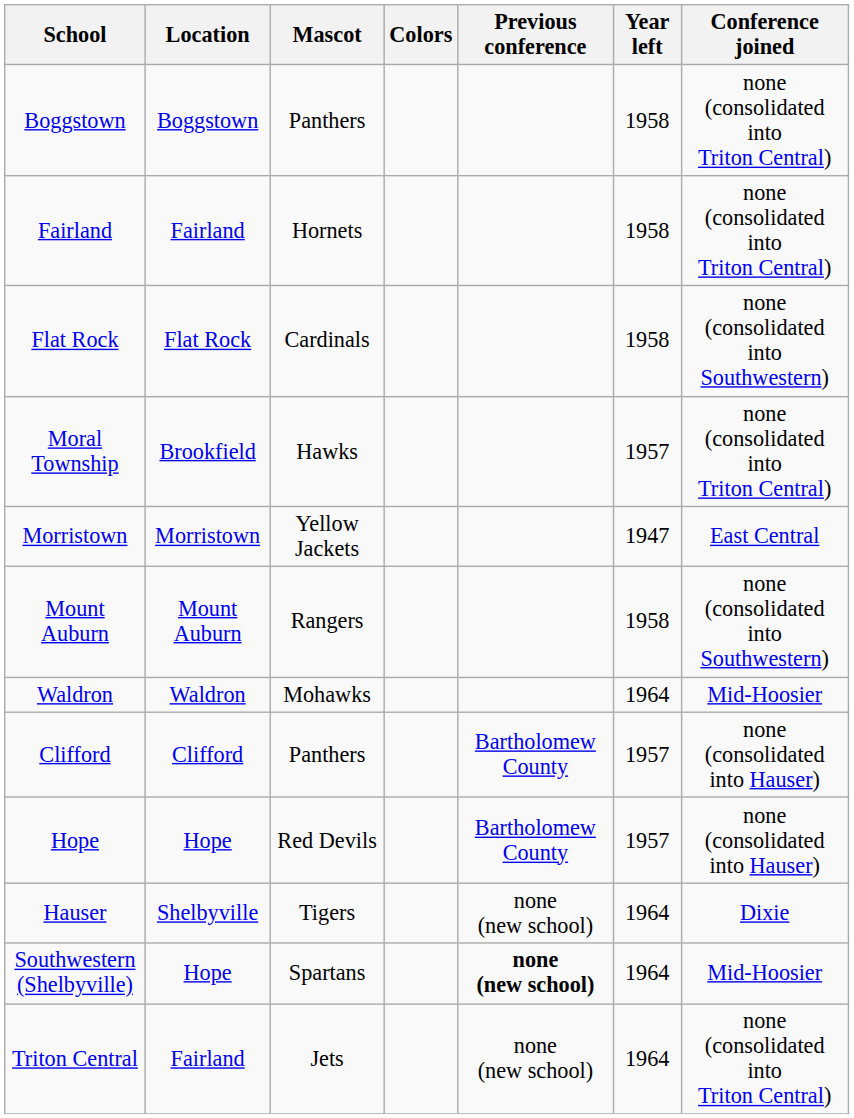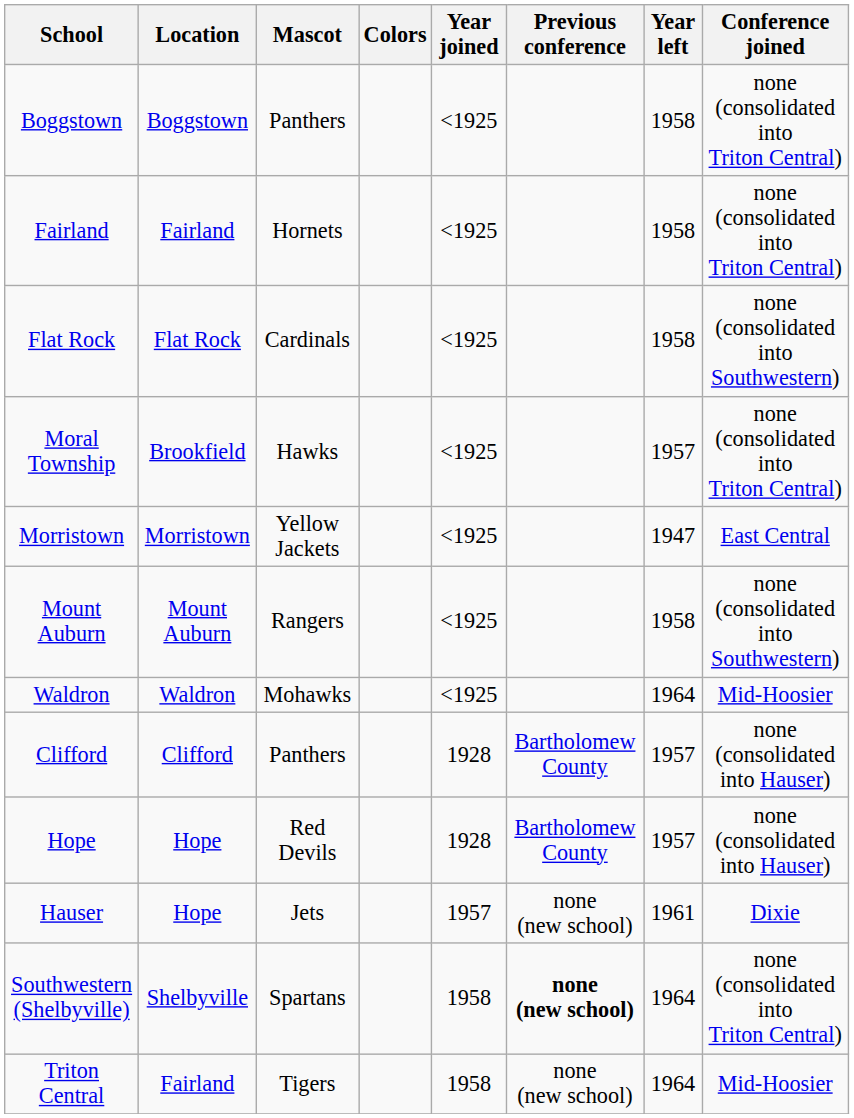+ column: (469, 34)
(208, 912) Shelbyville -> (197, 912) Hope
(327, 912) Tigers -> (307, 912) Jets
(647, 912) 1964 -> (673, 912) 1961
(208, 973) Hope -> (197, 998) Shelbyville
(765, 973) Mid-Hoosier -> (775, 998) none (consolidated into Triton Central)
(327, 1058) Jets -> (307, 1083) Tigers
(765, 1058) none (consolidated into Triton Central) -> (775, 1083) Mid-Hoosier
